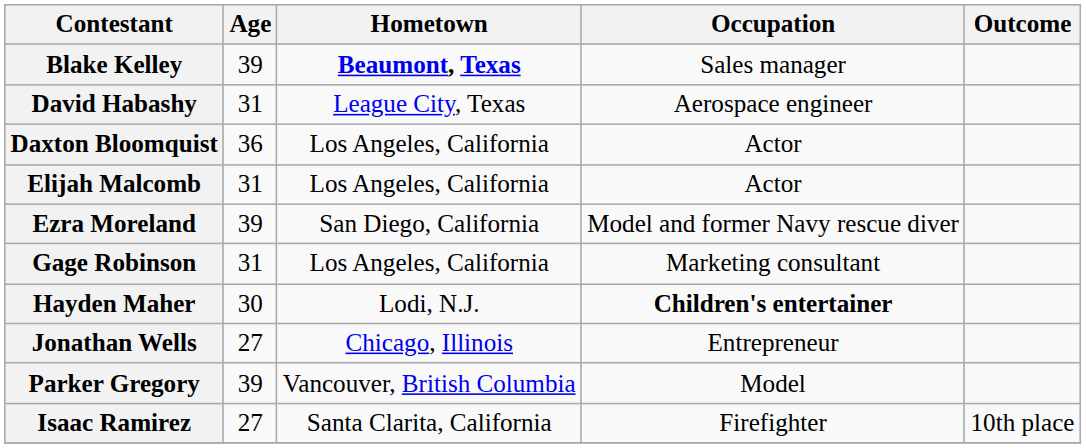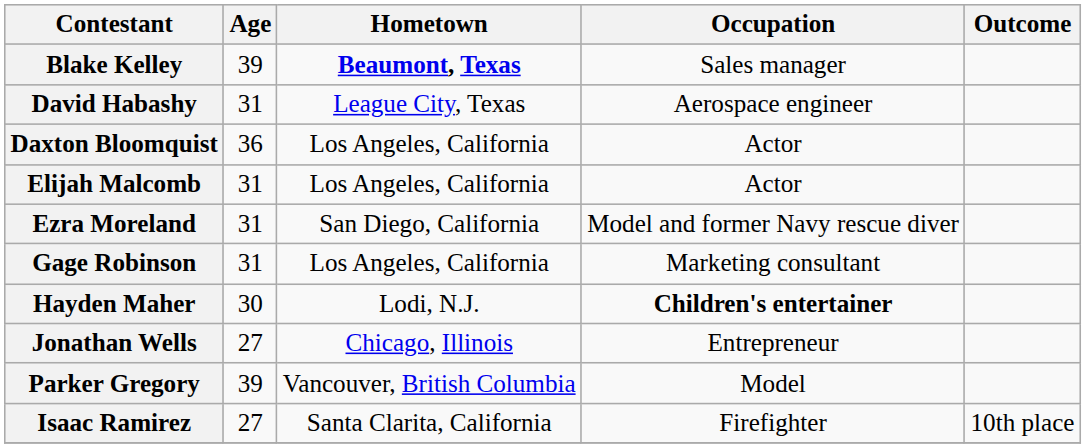(250, 223) 39 -> (250, 223) 31
